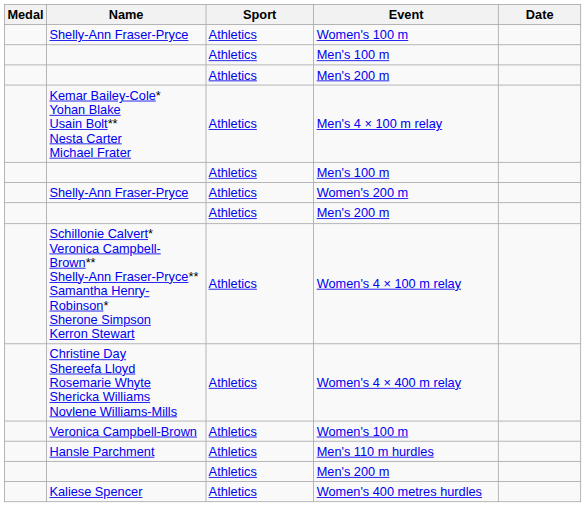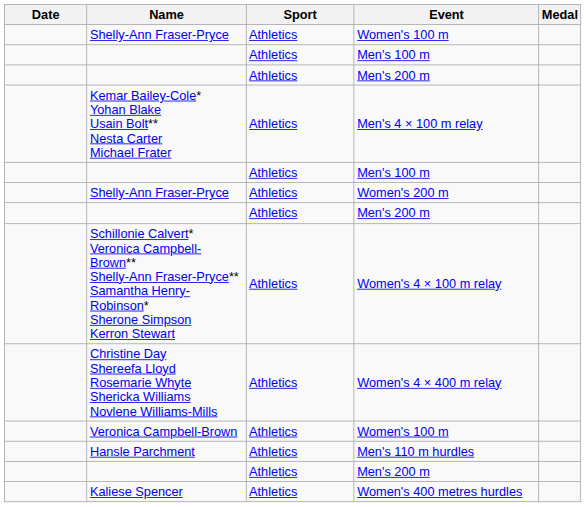columns swapped: (25, 15) <-> (540, 15)
